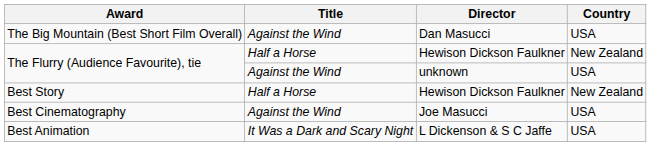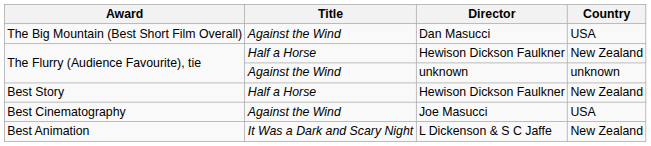(583, 72) USA -> (595, 72) unknown
(583, 131) USA -> (607, 131) New Zealand
